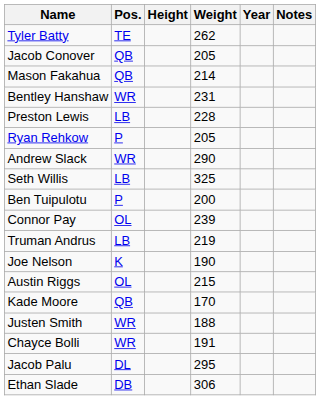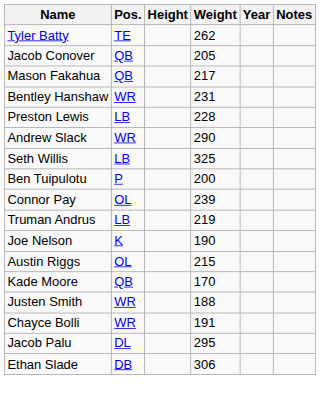(205, 76) 214 -> (205, 76) 217
- row: (48, 138)
